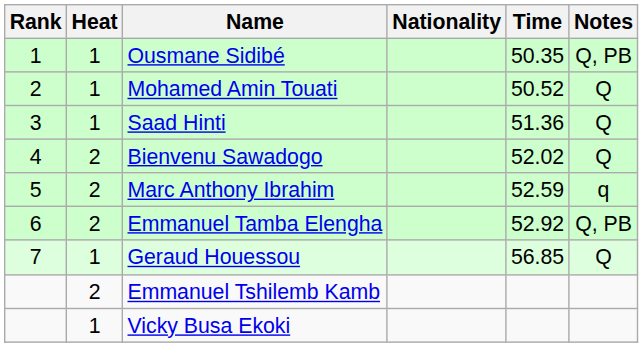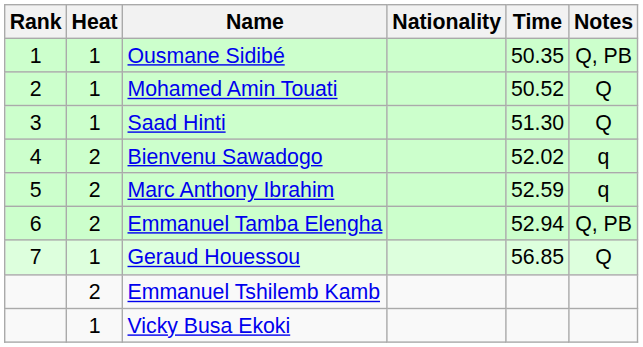(537, 123) 51.36 -> (537, 123) 51.30
(604, 156) Q -> (604, 156) q
(537, 224) 52.92 -> (537, 224) 52.94
